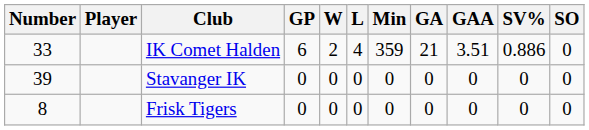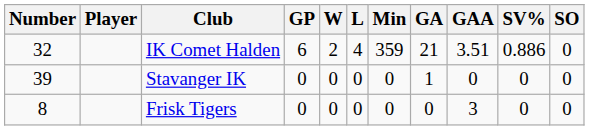(42, 49) 33 -> (42, 49) 32
(429, 79) 0 -> (429, 79) 1
(473, 109) 0 -> (473, 109) 3
